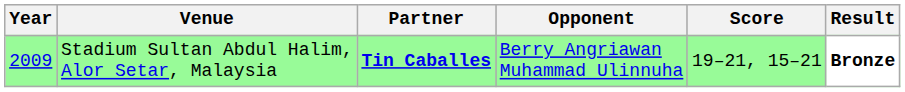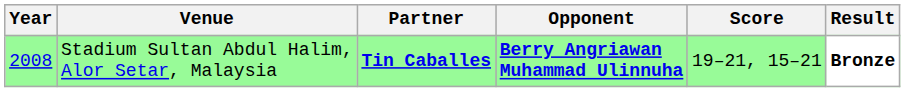(31, 61) 2009 -> (31, 61) 2008
(592, 61) normal -> (592, 61) bold
